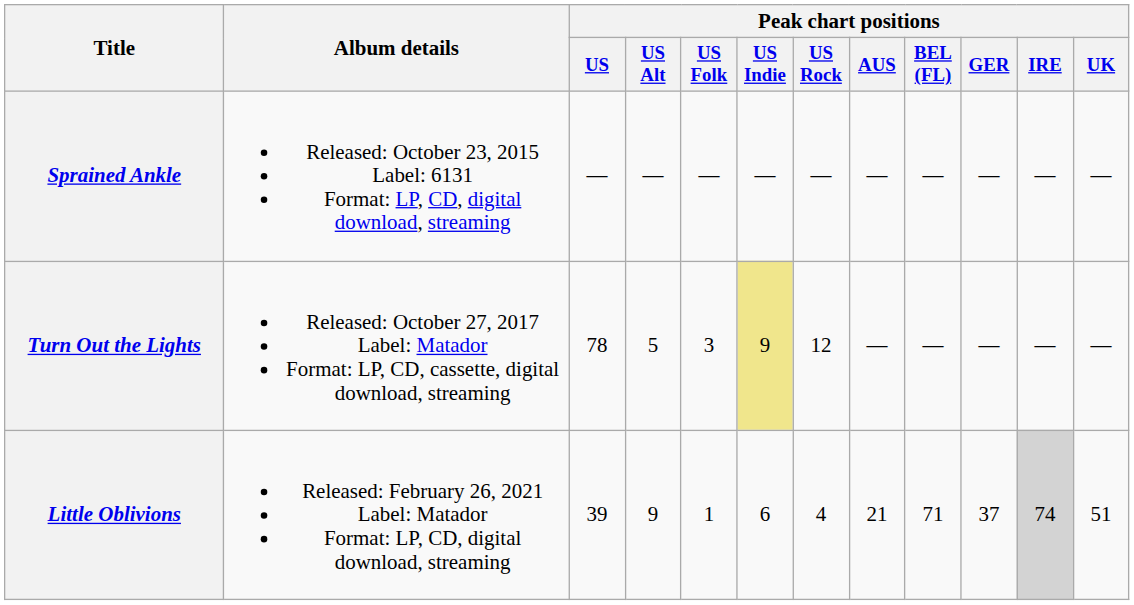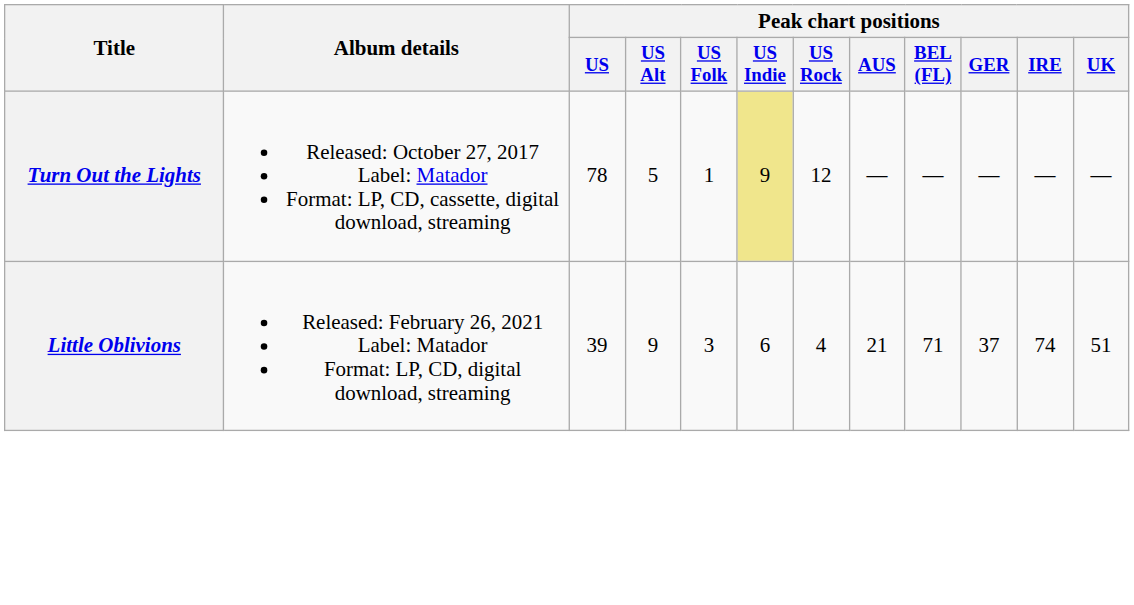- row: (114, 175)
(709, 345) 3 -> (709, 175) 1
(709, 514) 1 -> (709, 345) 3
(1045, 514) lightgrey background -> (1045, 345) no background
